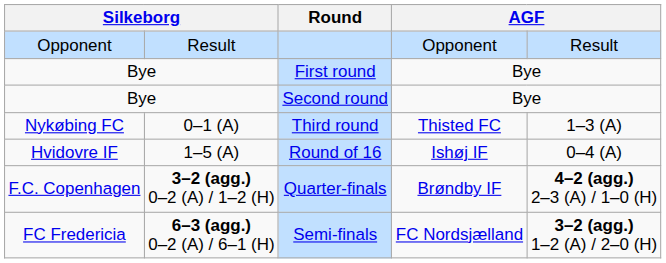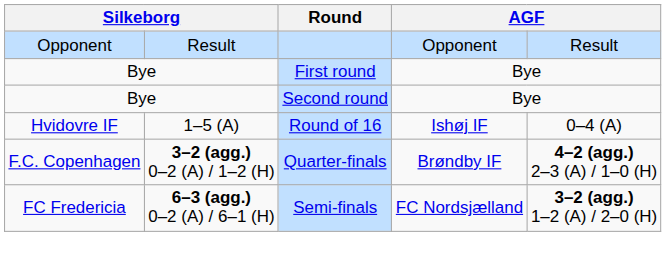- row: (335, 125)
